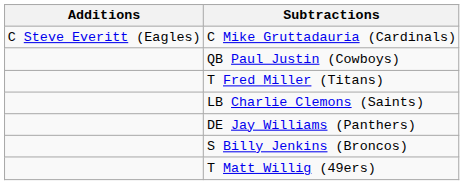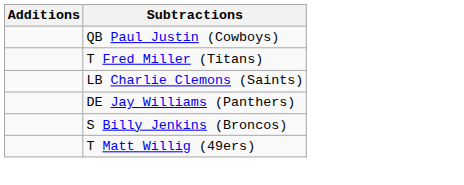- row: (331, 37)
